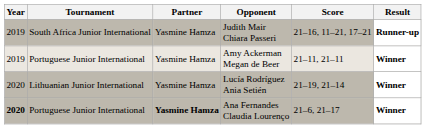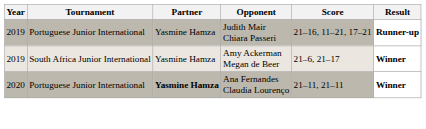(90, 33) South Africa Junior International -> (87, 33) Portuguese Junior International
(87, 59) Portuguese Junior International -> (90, 59) South Africa Junior International
(319, 59) 21–11, 21–11 -> (317, 59) 21–6, 21–17
- row: (254, 85)
(16, 111) bold -> (16, 85) normal
(317, 111) 21–6, 21–17 -> (319, 85) 21–11, 21–11
